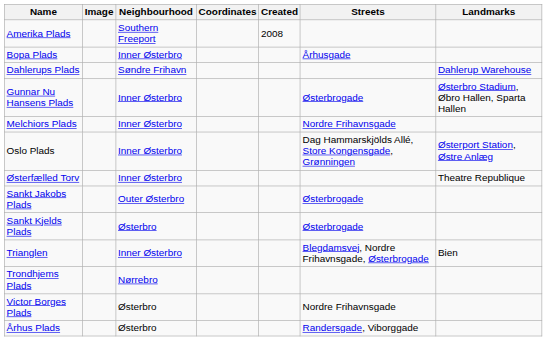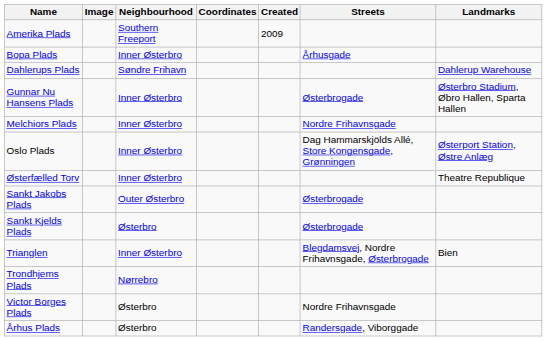(272, 33) 2008 -> (272, 33) 2009
